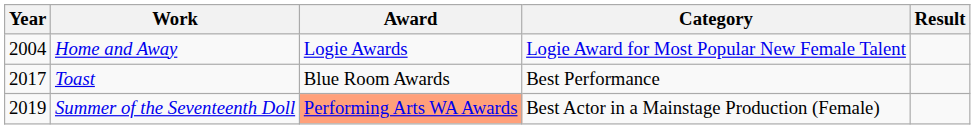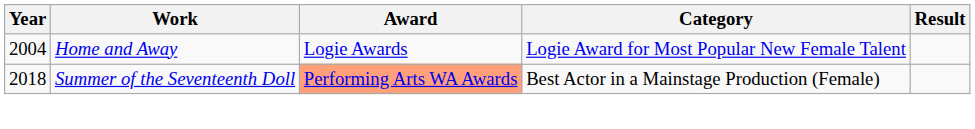- row: (75, 78)
(28, 108) 2019 -> (28, 78) 2018
